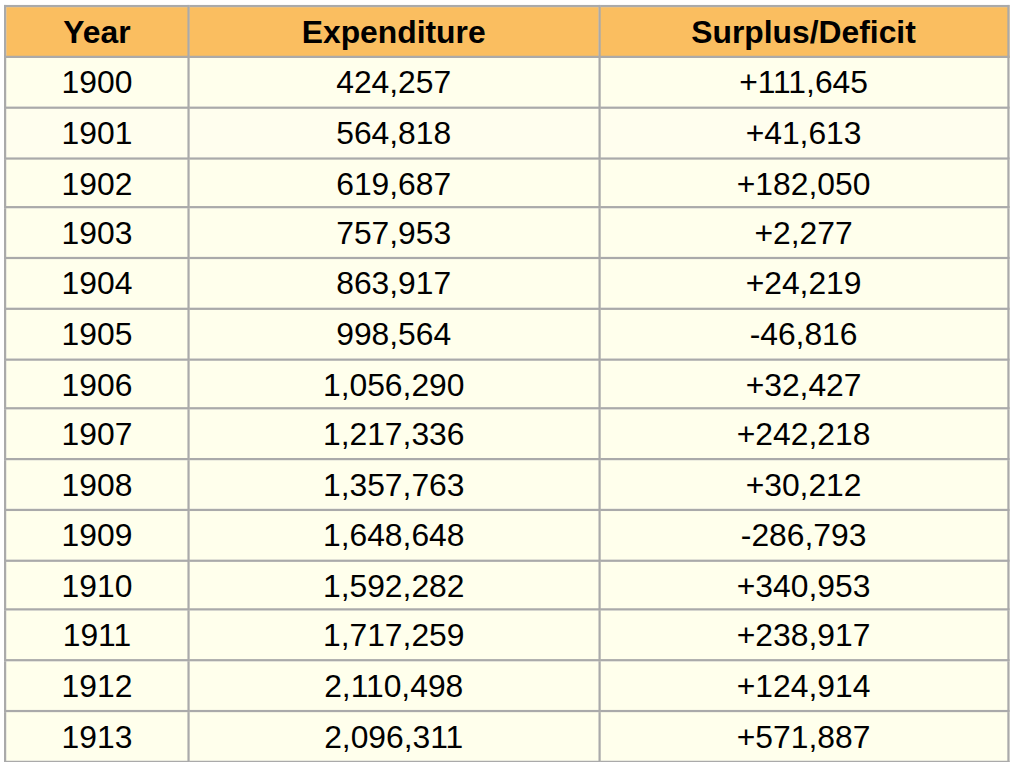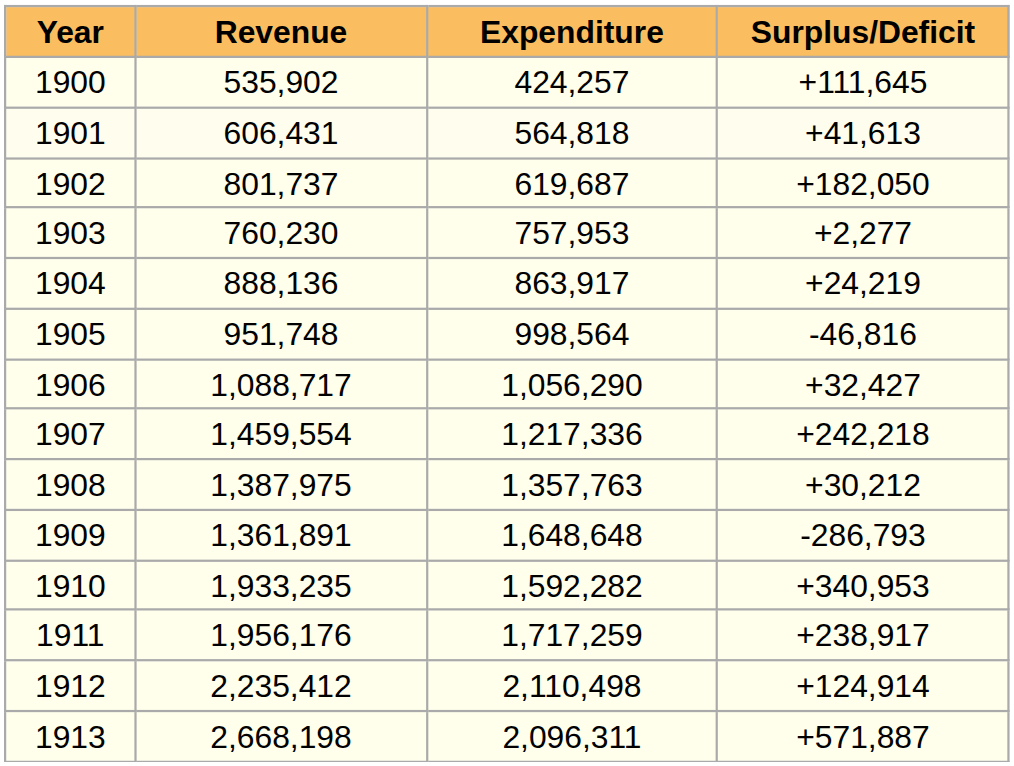+ column: (281, 32)
